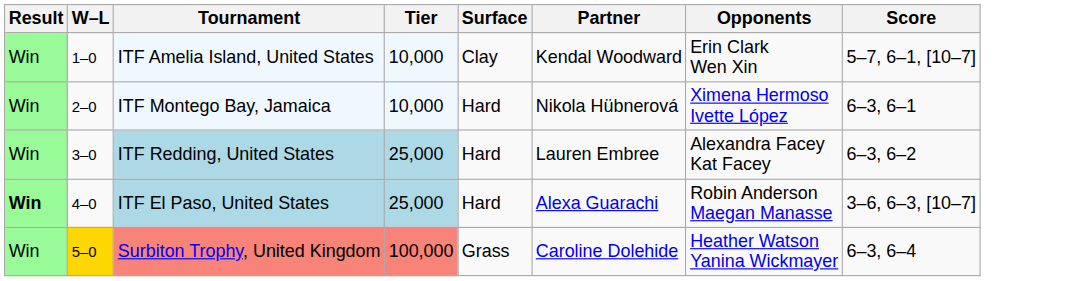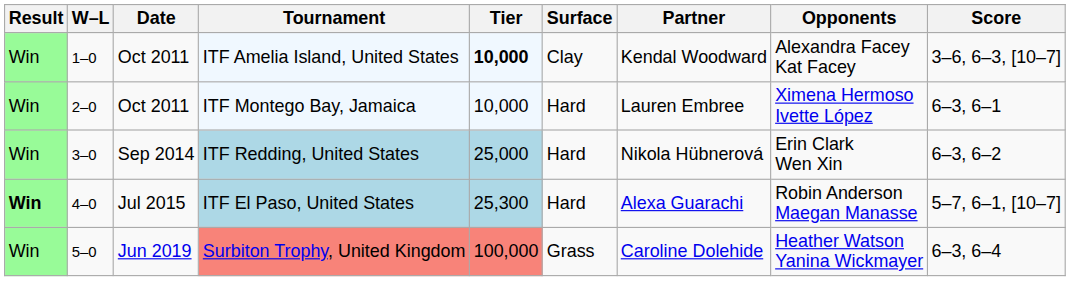+ column: (156, 18)
(416, 57) normal -> (501, 57) bold
(729, 57) Erin Clark Wen Xin -> (842, 57) Alexandra Facey Kat Facey
(911, 57) 5–7, 6–1, [10–7] -> (996, 57) 3–6, 6–3, [10–7]
(607, 105) Nikola Hübnerová -> (683, 105) Lauren Embree
(598, 154) Lauren Embree -> (692, 154) Nikola Hübnerová
(757, 154) Alexandra Facey Kat Facey -> (814, 154) Erin Clark Wen Xin
(416, 202) 25,000 -> (501, 202) 25,300
(911, 202) 3–6, 6–3, [10–7] -> (996, 202) 5–7, 6–1, [10–7]
(84, 252) gold background -> (84, 252) no background
